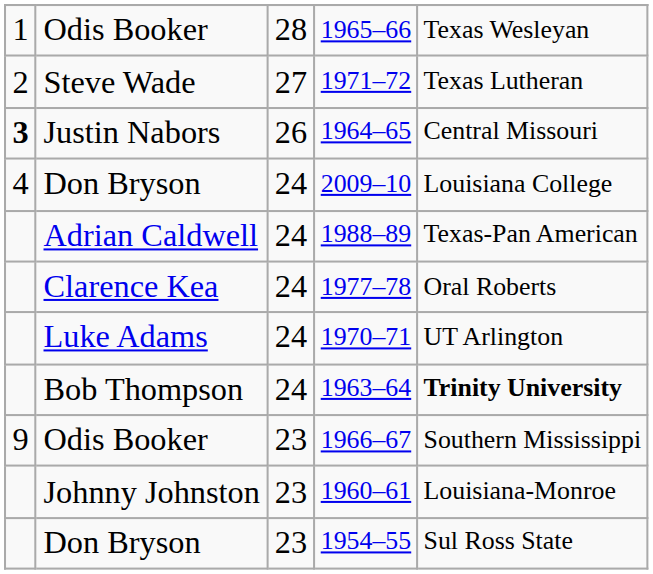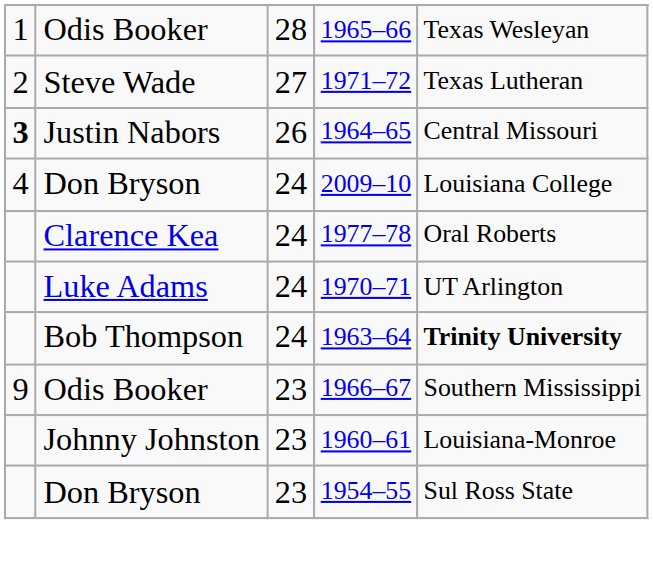- row: (366, 235)
